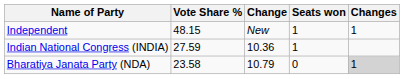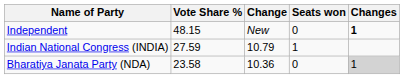(295, 30) 1 -> (295, 30) 0
(354, 30) normal -> (354, 30) bold
(261, 47) 10.36 -> (261, 47) 10.79
(261, 64) 10.79 -> (261, 64) 10.36
